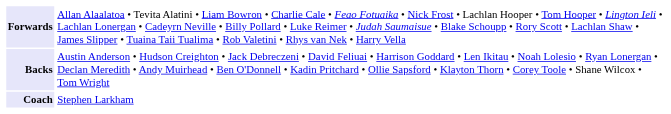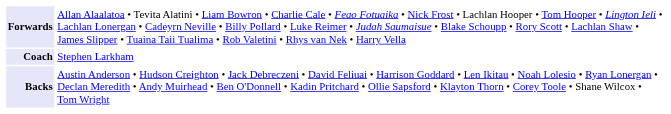rows swapped: (39, 69) <-> (38, 99)
